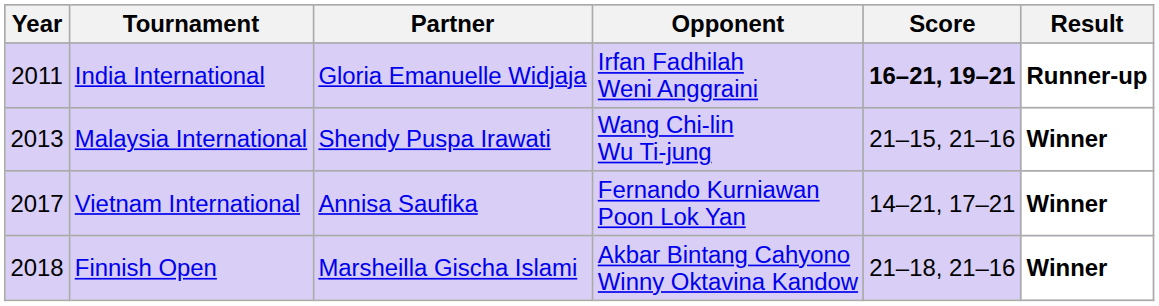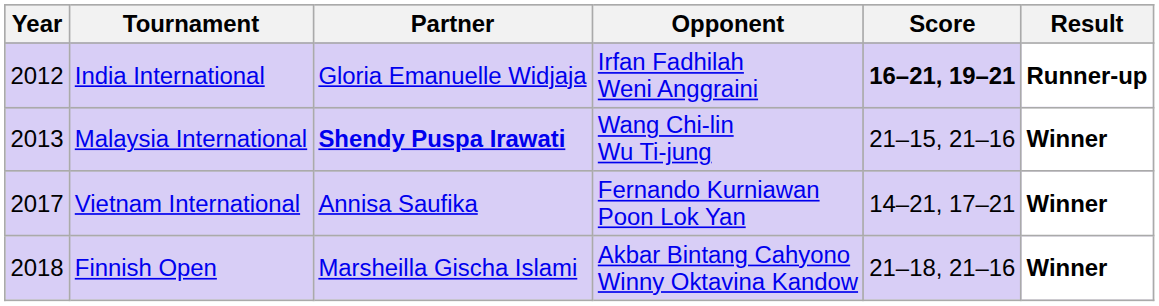(37, 75) 2011 -> (37, 75) 2012
(435, 139) normal -> (442, 139) bold
